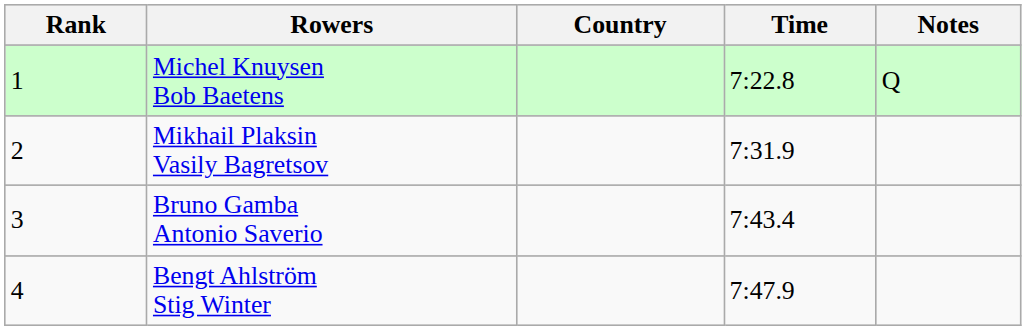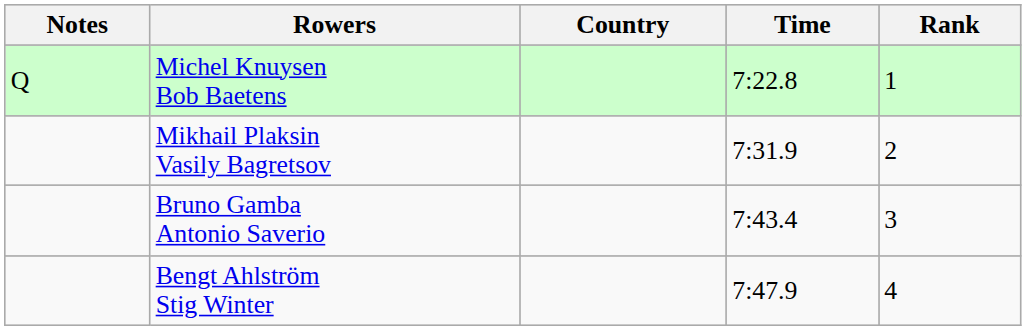columns swapped: (76, 24) <-> (948, 24)
